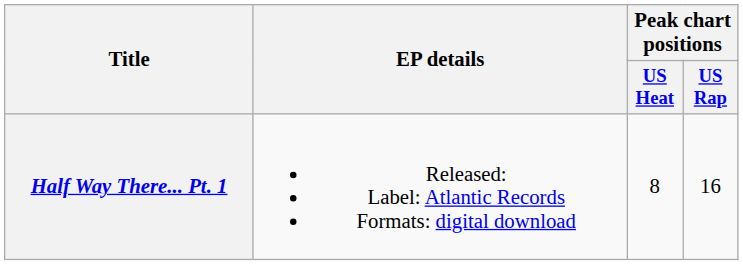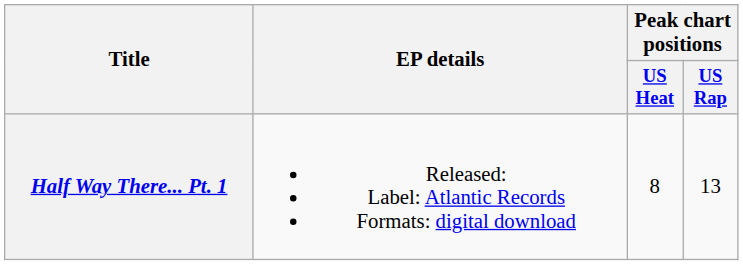(710, 186) 16 -> (710, 186) 13
